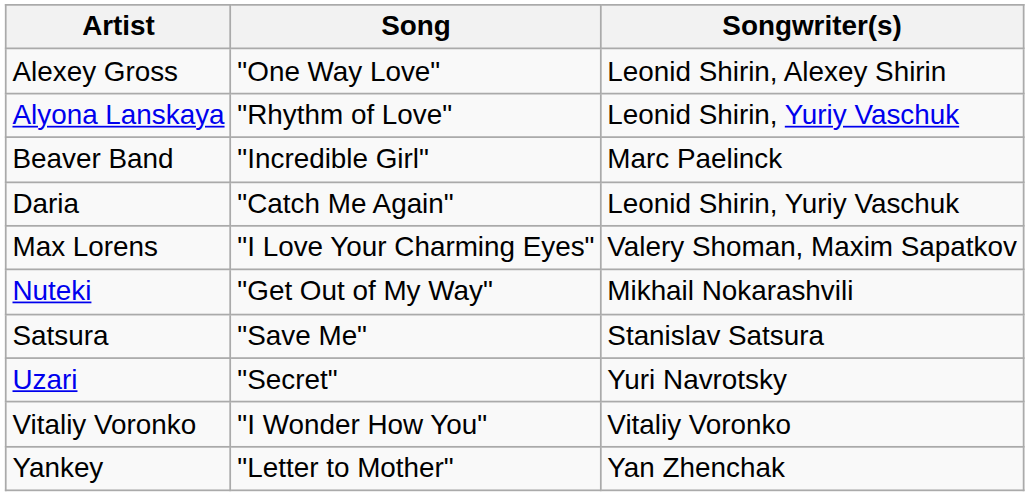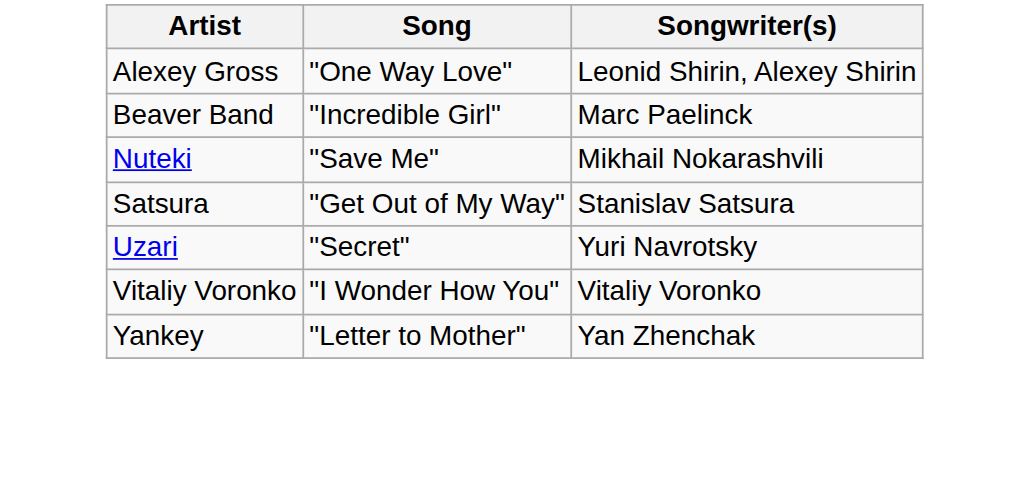- row: (119, 114)
- row: (46, 203)
- row: (85, 247)
(365, 291) "Get Out of My Way" -> (374, 159) "Save Me"
(302, 335) "Save Me" -> (437, 203) "Get Out of My Way"
